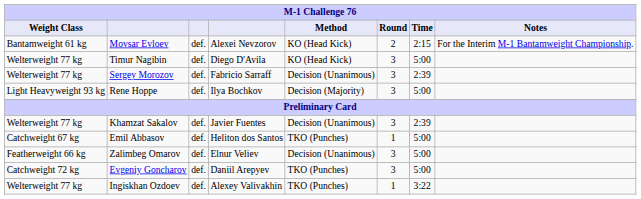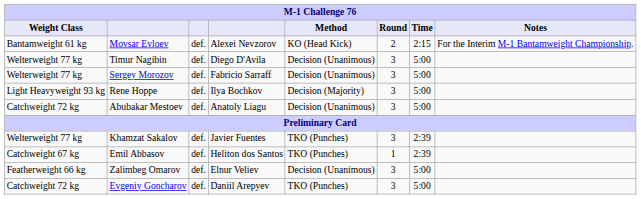(320, 59) KO (Head Kick) -> (331, 59) Decision (Unanimous)
(422, 75) 2:39 -> (422, 75) 5:00
+ row: (146, 107)
(331, 122) Decision (Unanimous) -> (318, 138) TKO (Punches)
(422, 138) 5:00 -> (422, 154) 2:39
- row: (145, 186)
